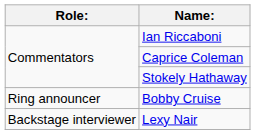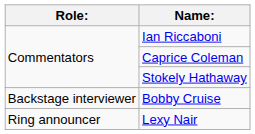(54, 98) Ring announcer -> (72, 98) Backstage interviewer
(72, 119) Backstage interviewer -> (54, 119) Ring announcer
